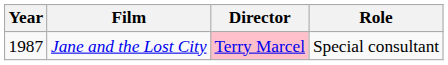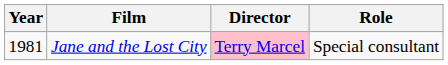(26, 45) 1987 -> (26, 45) 1981
